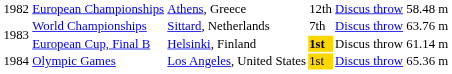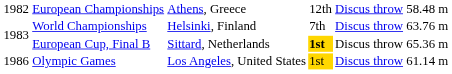(218, 26) Sittard, Netherlands -> (212, 26) Helsinki, Finland
(212, 43) Helsinki, Finland -> (218, 43) Sittard, Netherlands
(427, 43) 61.14 m -> (427, 43) 65.36 m
(16, 61) 1984 -> (16, 61) 1986
(427, 61) 65.36 m -> (427, 61) 61.14 m
